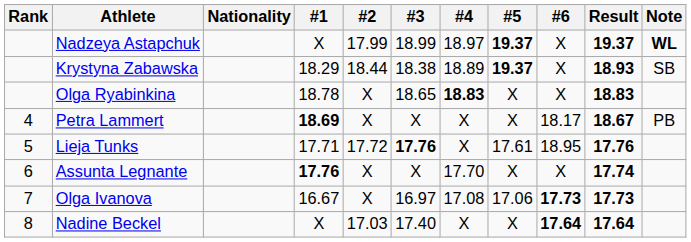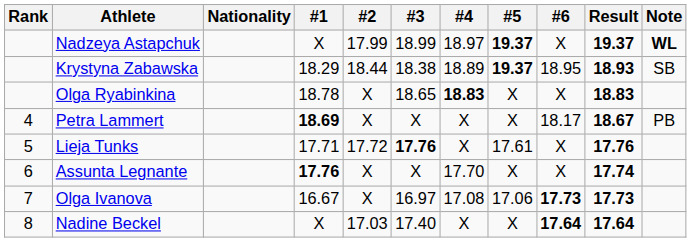(561, 69) X -> (561, 69) 18.95
(561, 146) 18.95 -> (561, 146) X
